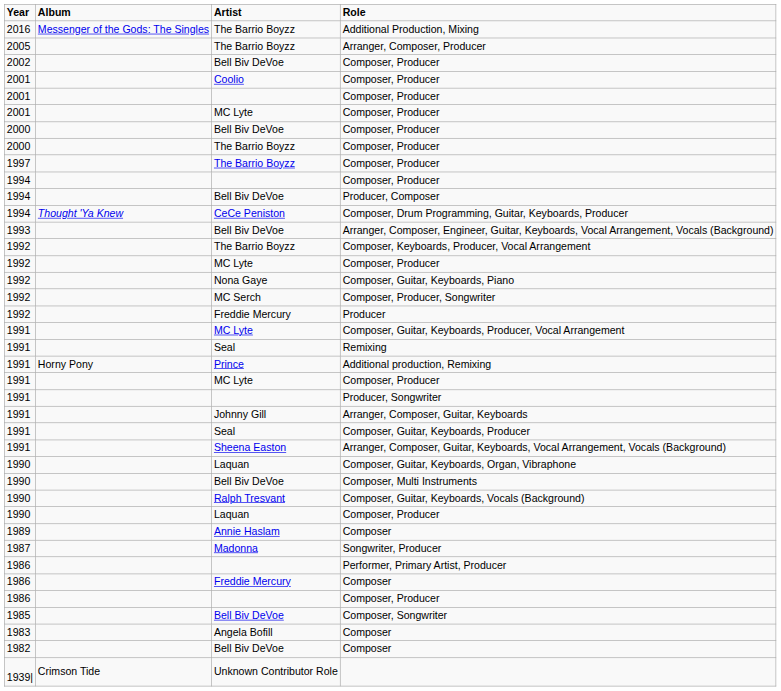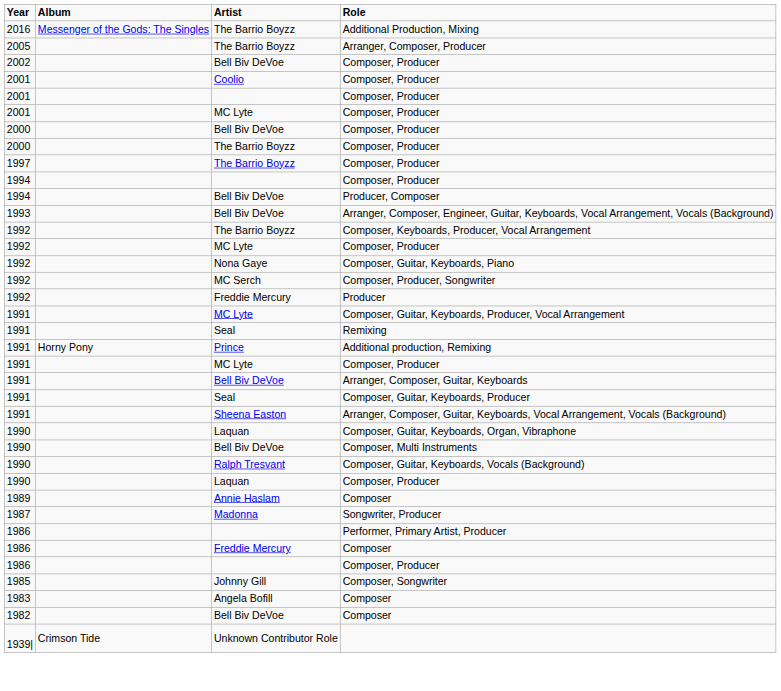- row: (19, 213)
- row: (19, 398)
(240, 414) Johnny Gill -> (249, 381) Bell Biv DeVoe
(249, 615) Bell Biv DeVoe -> (240, 582) Johnny Gill
